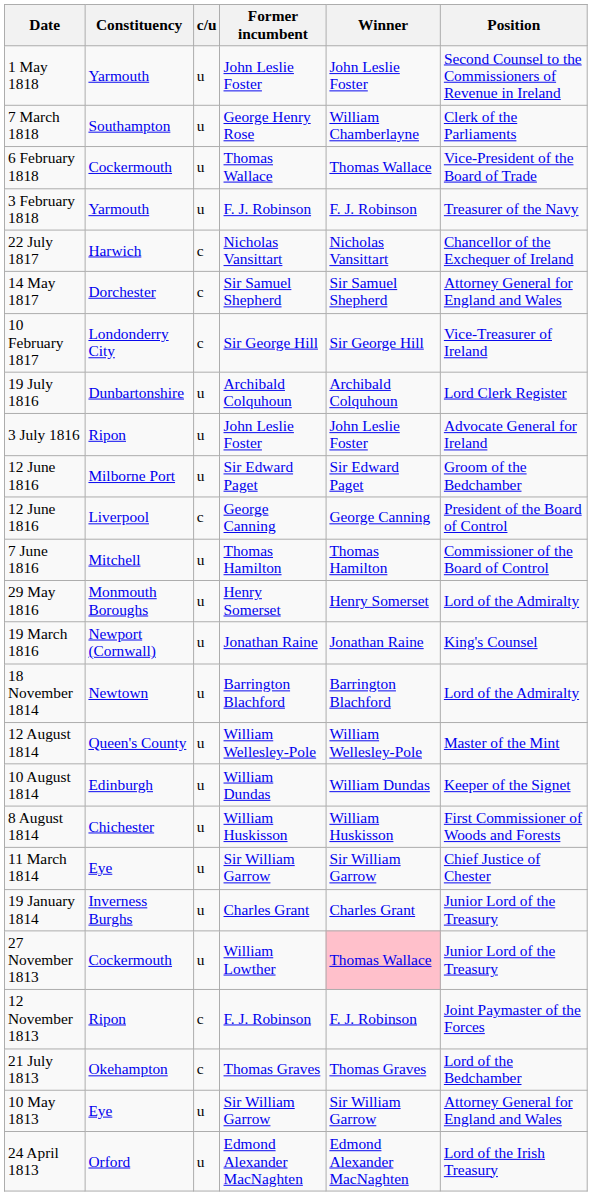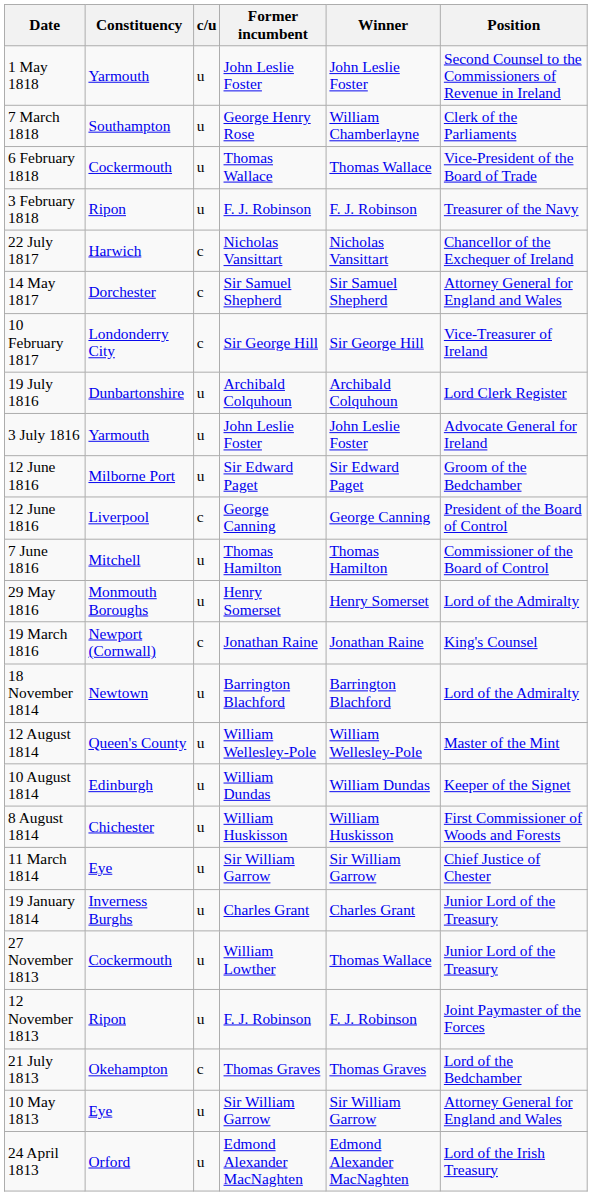(119, 209) Yarmouth -> (107, 209) Ripon
(107, 434) Ripon -> (119, 434) Yarmouth
(201, 642) u -> (200, 642) c
(380, 960) pink background -> (380, 960) no background
(200, 1019) c -> (201, 1019) u
